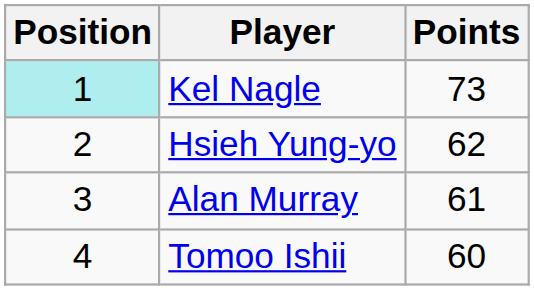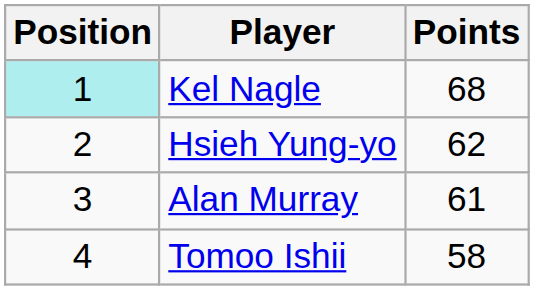(467, 88) 73 -> (467, 88) 68
(467, 255) 60 -> (467, 255) 58
